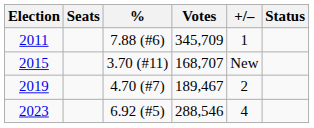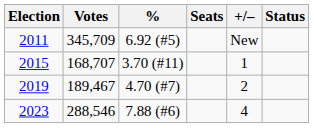columns swapped: (199, 16) <-> (83, 16)
(137, 39) 7.88 (#6) -> (153, 39) 6.92 (#5)
(244, 39) 1 -> (244, 39) New
(244, 63) New -> (244, 63) 1
(137, 110) 6.92 (#5) -> (153, 110) 7.88 (#6)
